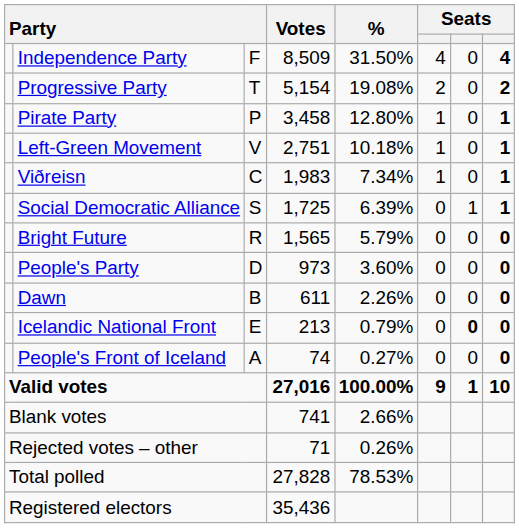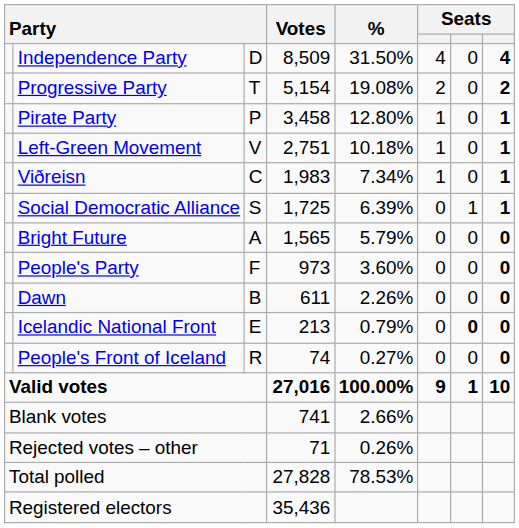(255, 58) F -> (256, 58) D
(256, 237) R -> (255, 237) A
(256, 267) D -> (255, 267) F
(255, 357) A -> (256, 357) R
